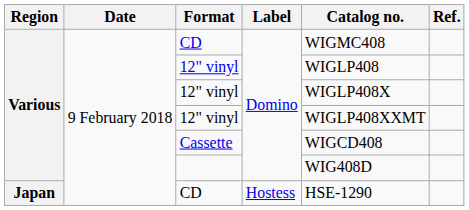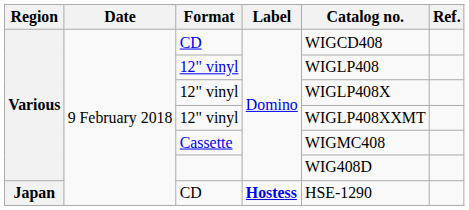(345, 42) WIGMC408 -> (344, 42) WIGCD408
(344, 142) WIGCD408 -> (345, 142) WIGMC408
(270, 192) normal -> (271, 192) bold
